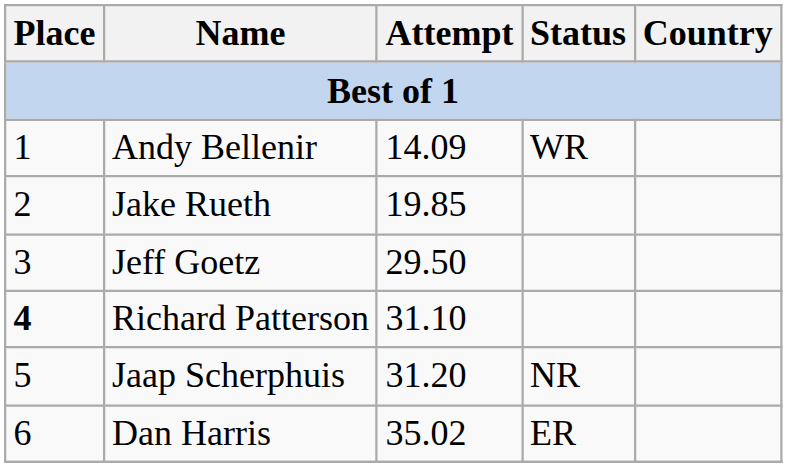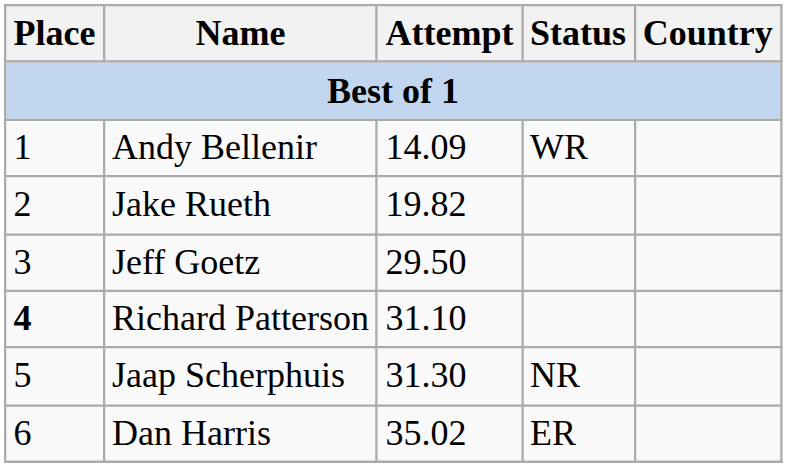(426, 204) 19.85 -> (426, 204) 19.82
(426, 375) 31.20 -> (426, 375) 31.30
